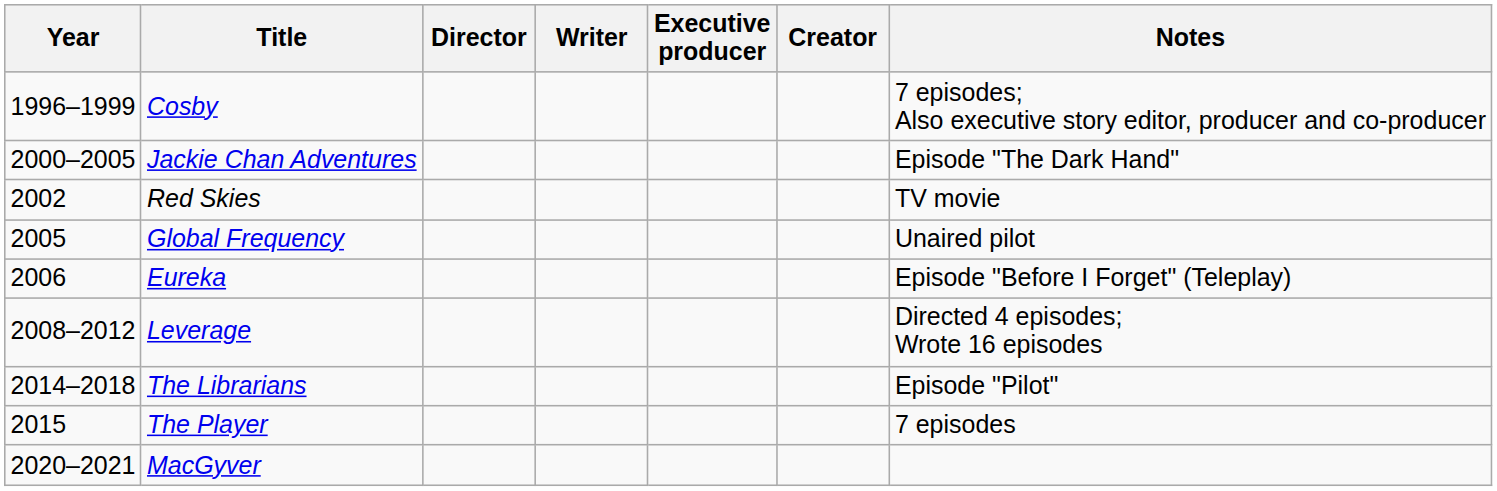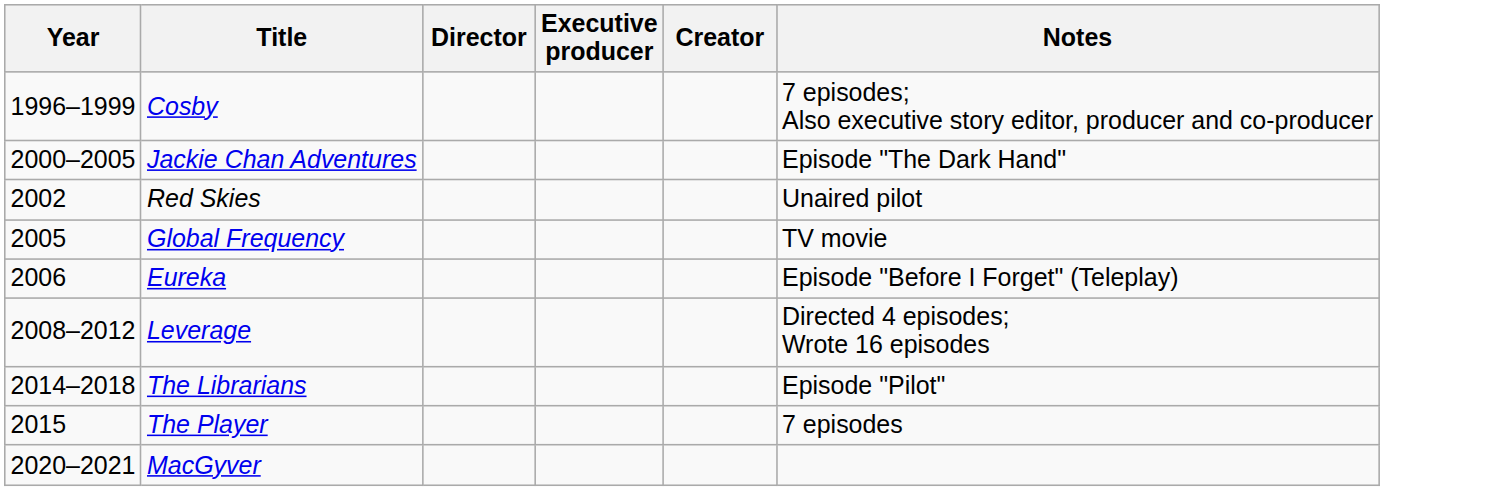- column: (592, 38)
(948, 199) TV movie -> (852, 199) Unaired pilot
(965, 238) Unaired pilot -> (835, 238) TV movie
